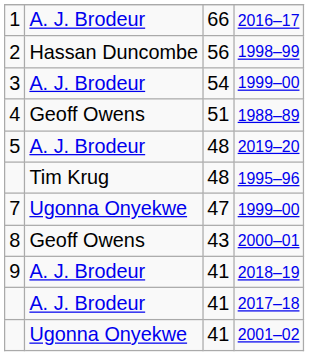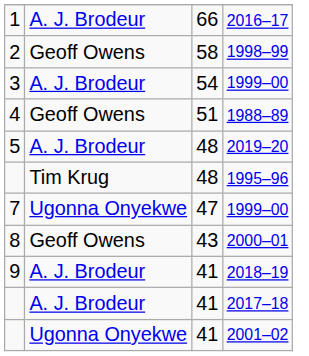(114, 51) Hassan Duncombe -> (87, 51) Geoff Owens
(218, 51) 56 -> (207, 51) 58
